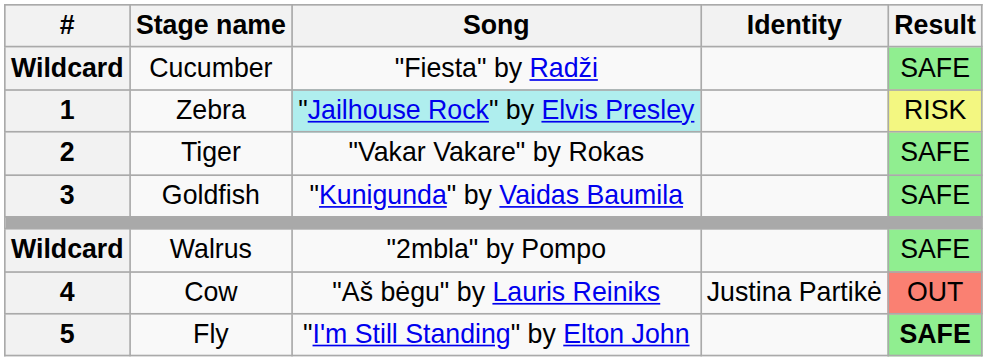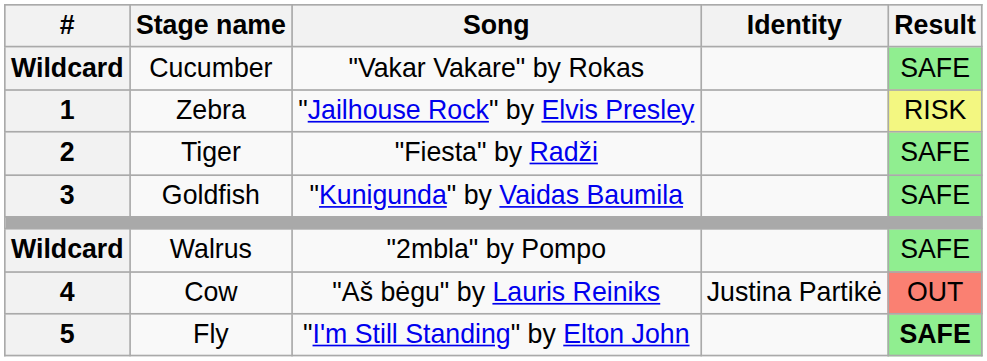(496, 68) "Fiesta" by Radži -> (496, 68) "Vakar Vakare" by Rokas
(496, 110) paleturquoise background -> (496, 110) no background
(496, 152) "Vakar Vakare" by Rokas -> (496, 152) "Fiesta" by Radži
